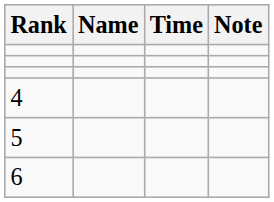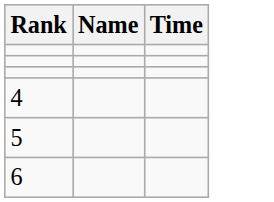- column: (238, 24)
